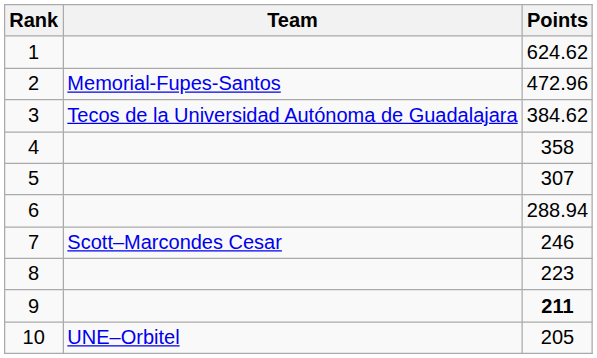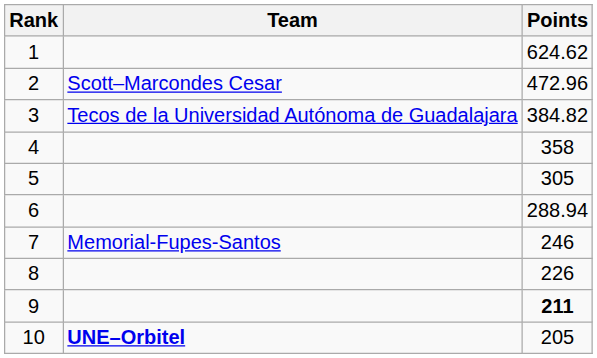(174, 83) Memorial-Fupes-Santos -> (175, 83) Scott–Marcondes Cesar
(557, 115) 384.62 -> (557, 115) 384.82
(557, 178) 307 -> (557, 178) 305
(175, 242) Scott–Marcondes Cesar -> (174, 242) Memorial-Fupes-Santos
(557, 274) 223 -> (557, 274) 226
(123, 337) normal -> (126, 337) bold
